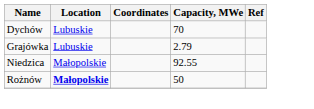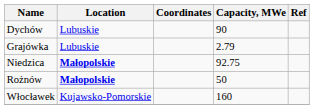(179, 29) 70 -> (221, 29) 90
(80, 63) normal -> (87, 63) bold
(185, 63) 92.55 -> (228, 63) 92.75
+ row: (31, 96)
